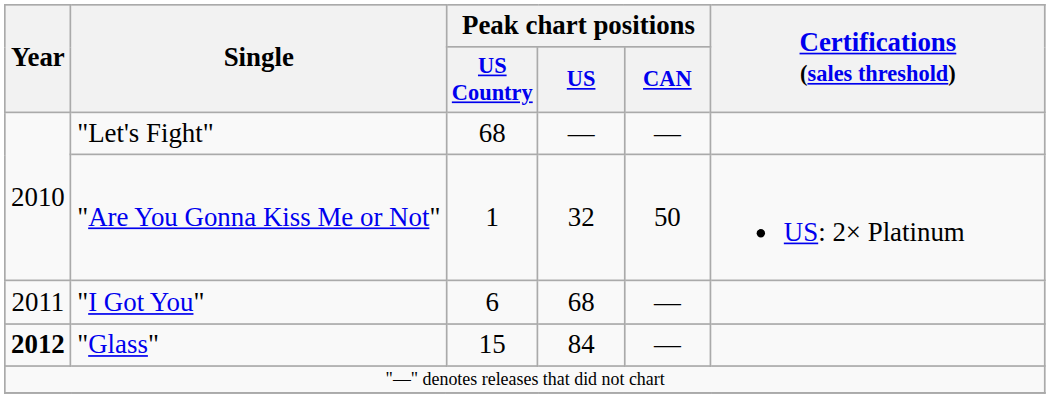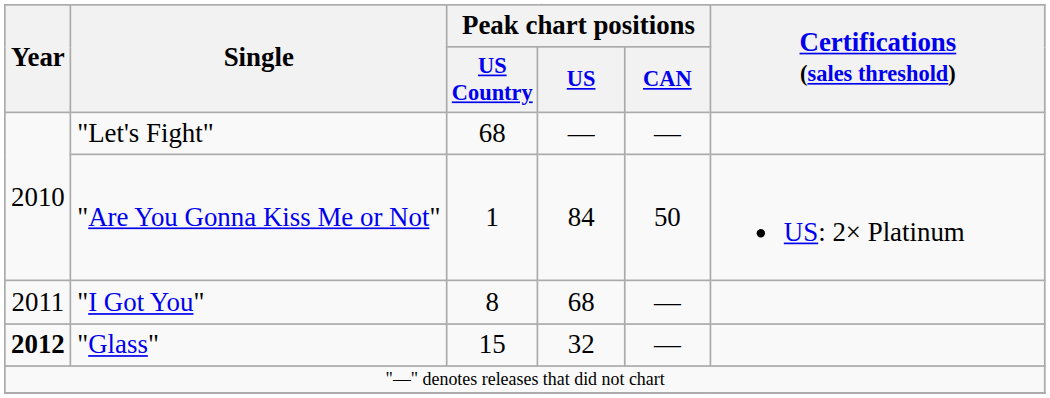(581, 217) 32 -> (581, 217) 84
(492, 302) 6 -> (492, 302) 8
(581, 344) 84 -> (581, 344) 32
